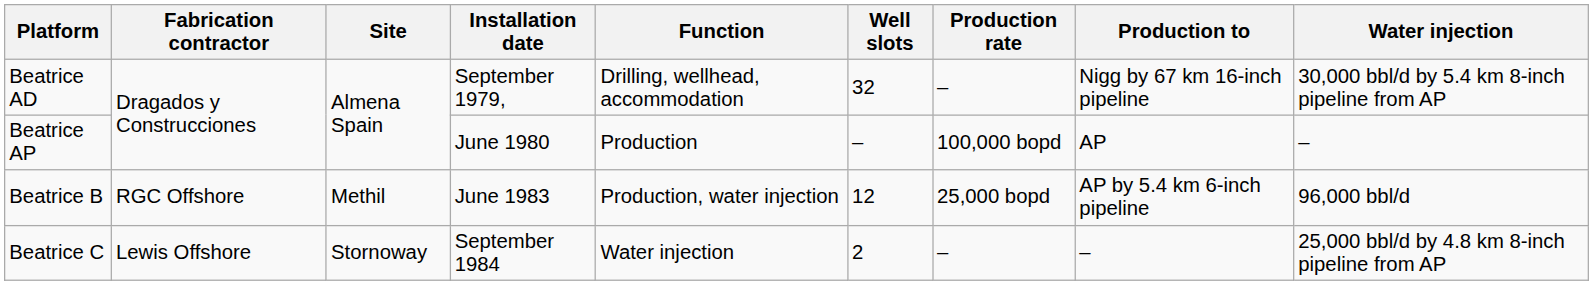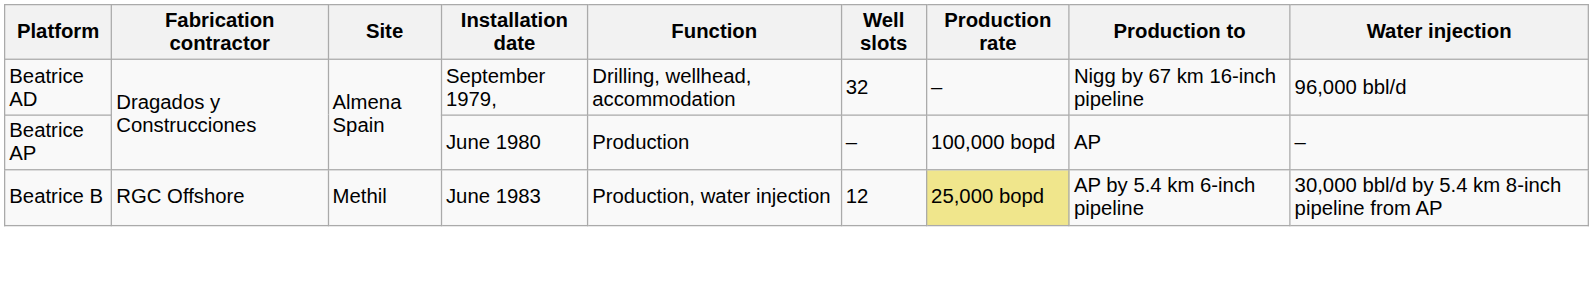(1432, 87) 30,000 bbl/d by 5.4 km 8-inch pipeline from AP -> (1351, 87) 96,000 bbl/d
(994, 197) no background -> (988, 197) khaki background
(1354, 197) 96,000 bbl/d -> (1428, 197) 30,000 bbl/d by 5.4 km 8-inch pipeline from AP
- row: (57, 252)
